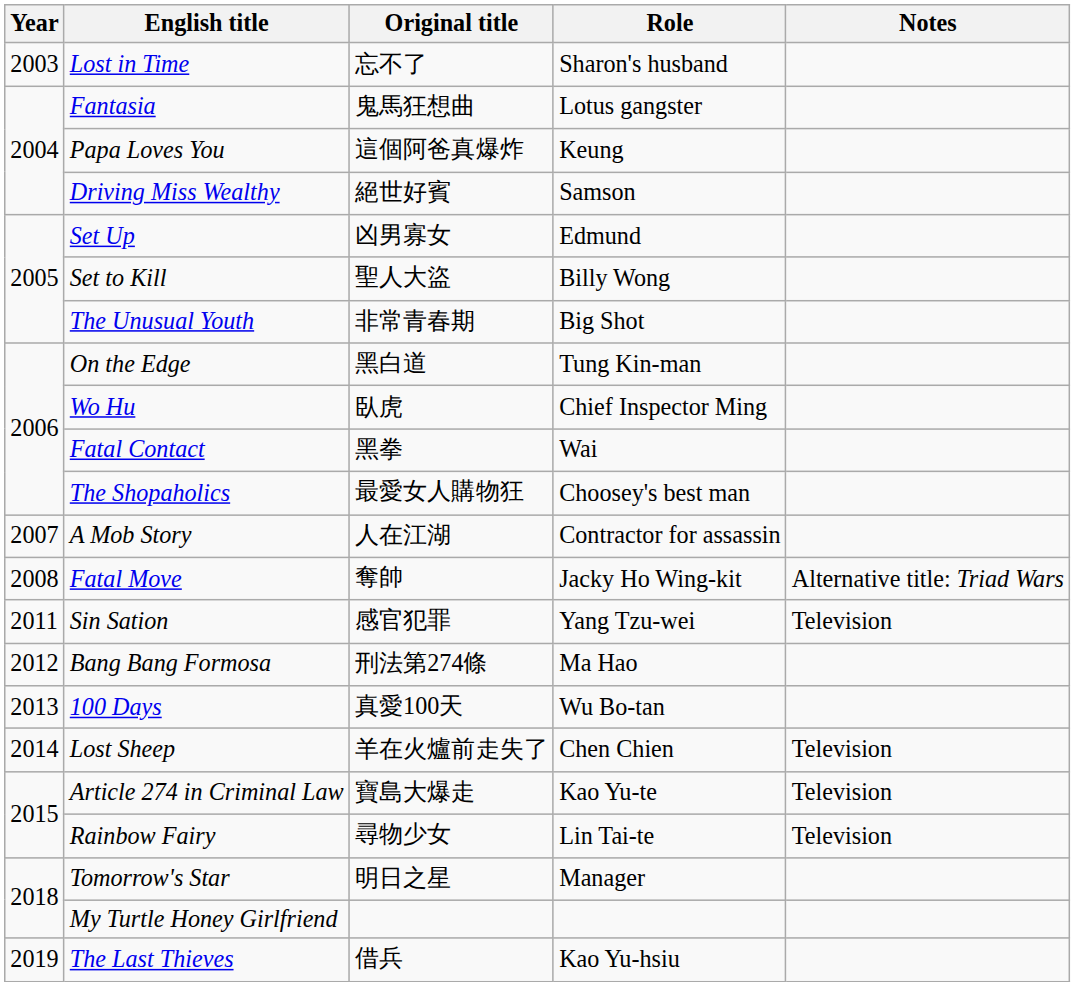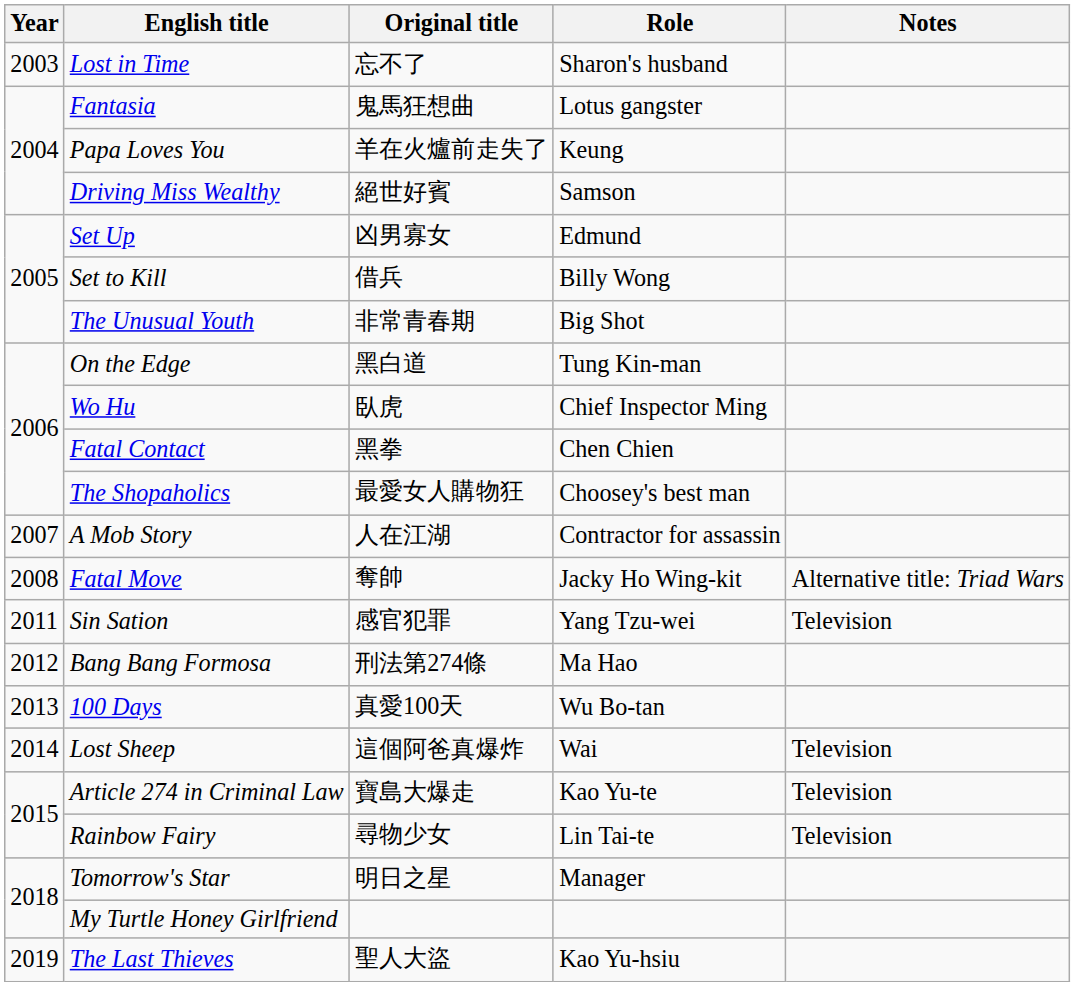(439, 149) 這個阿爸真爆炸 -> (451, 149) 羊在火爐前走失了
(403, 277) 聖人大盜 -> (379, 277) 借兵
(578, 449) Wai -> (617, 449) Chen Chien
(451, 749) 羊在火爐前走失了 -> (439, 749) 這個阿爸真爆炸
(617, 749) Chen Chien -> (578, 749) Wai
(379, 958) 借兵 -> (403, 958) 聖人大盜
